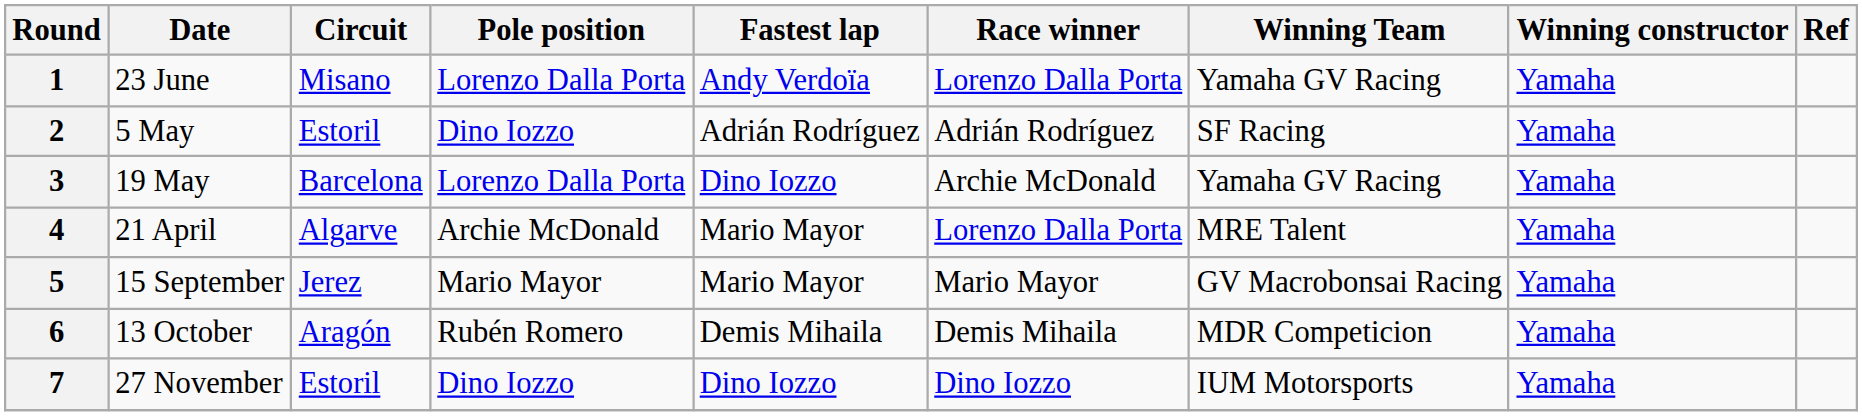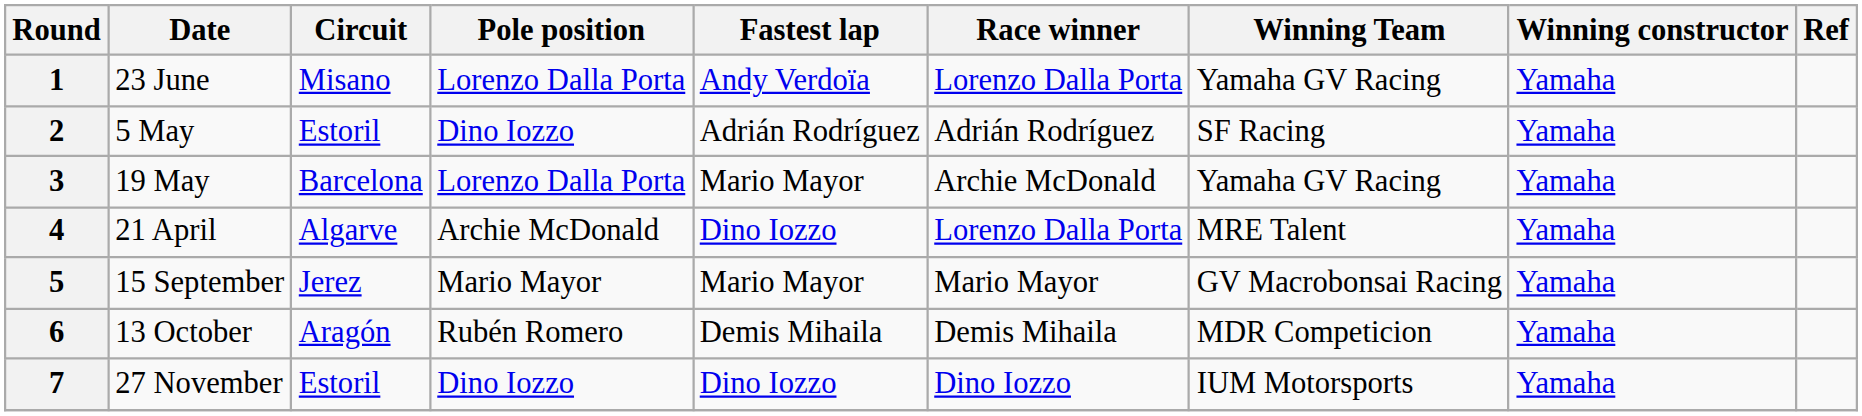(768, 180) Dino Iozzo -> (782, 180) Mario Mayor
(782, 231) Mario Mayor -> (768, 231) Dino Iozzo
